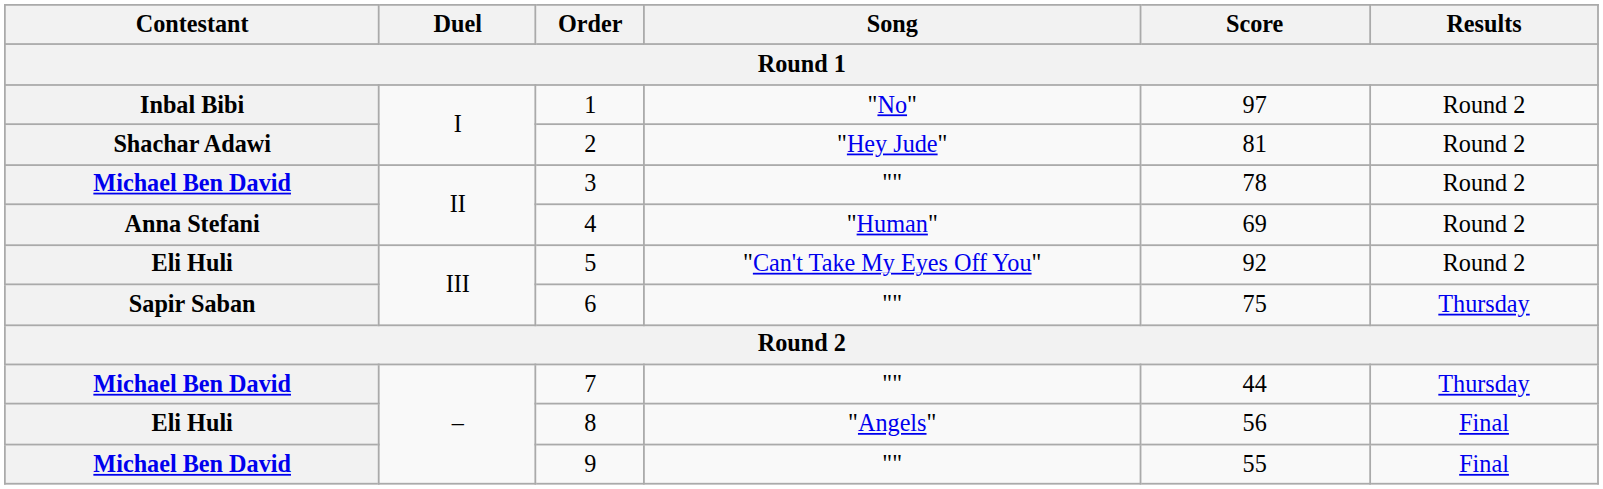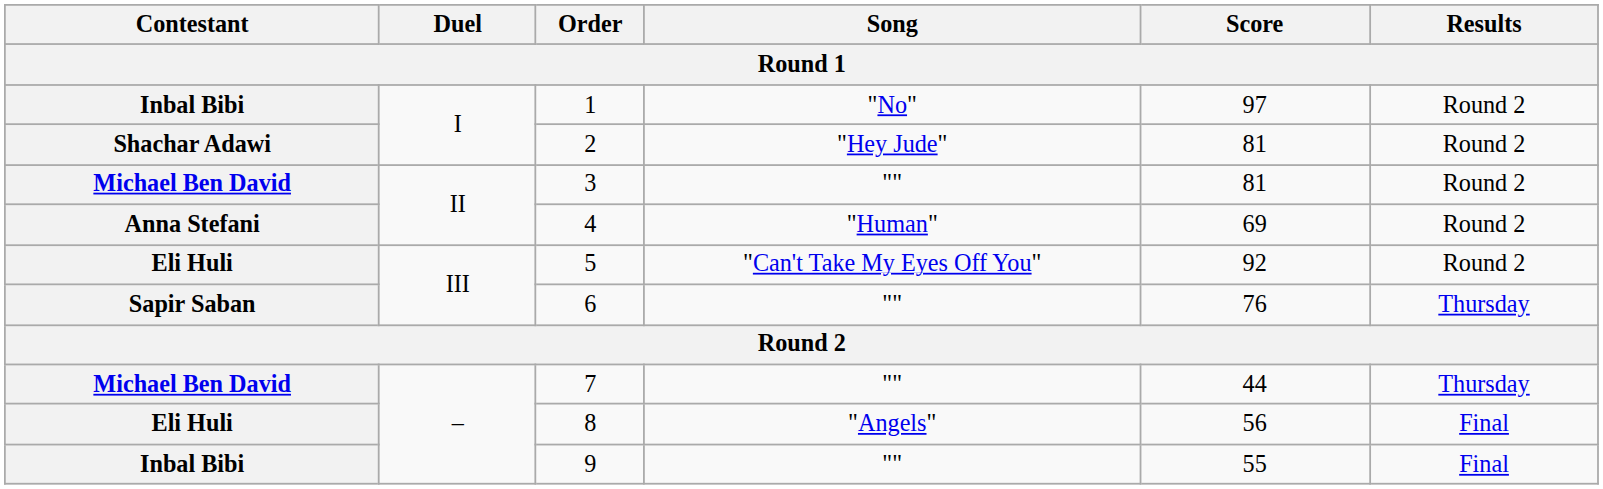(1255, 183) 78 -> (1255, 183) 81
(1255, 303) 75 -> (1255, 303) 76
(192, 463) Michael Ben David -> (192, 463) Inbal Bibi
